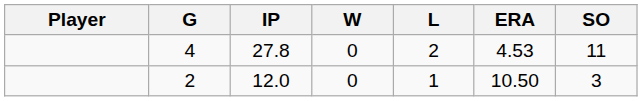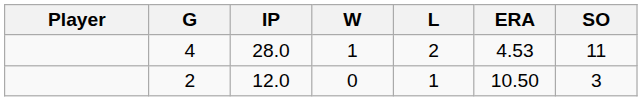(271, 50) 27.8 -> (271, 50) 28.0
(352, 50) 0 -> (352, 50) 1
